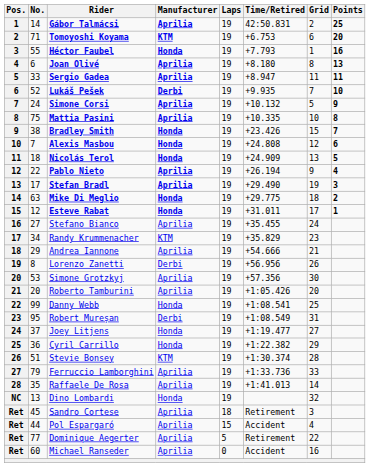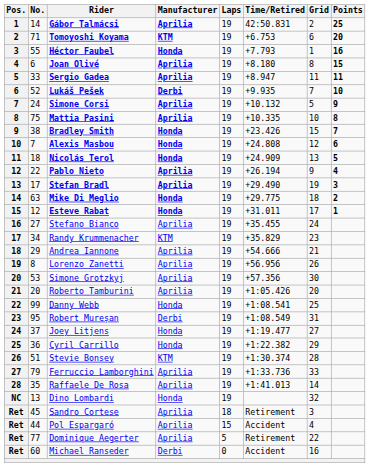(338, 65) 13 -> (338, 65) 15
(170, 265) Derbi -> (175, 265) Aprilia
(175, 452) Aprilia -> (170, 452) Derbi
